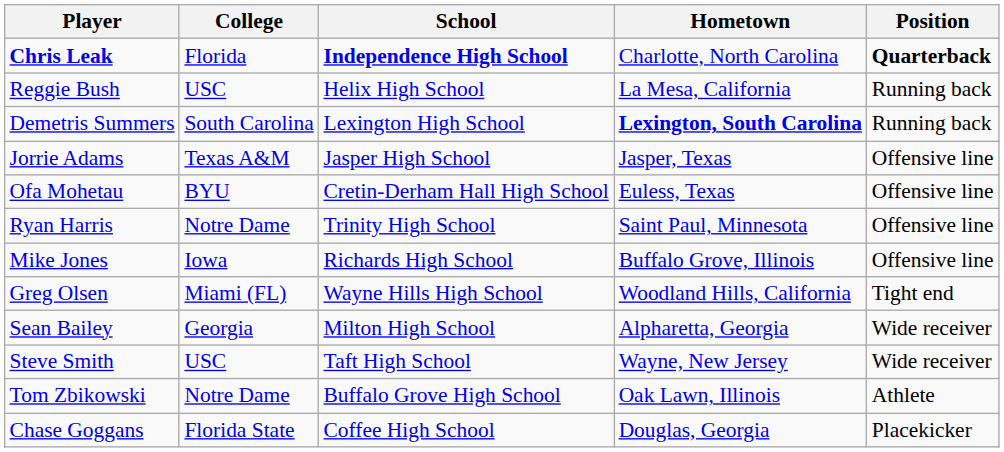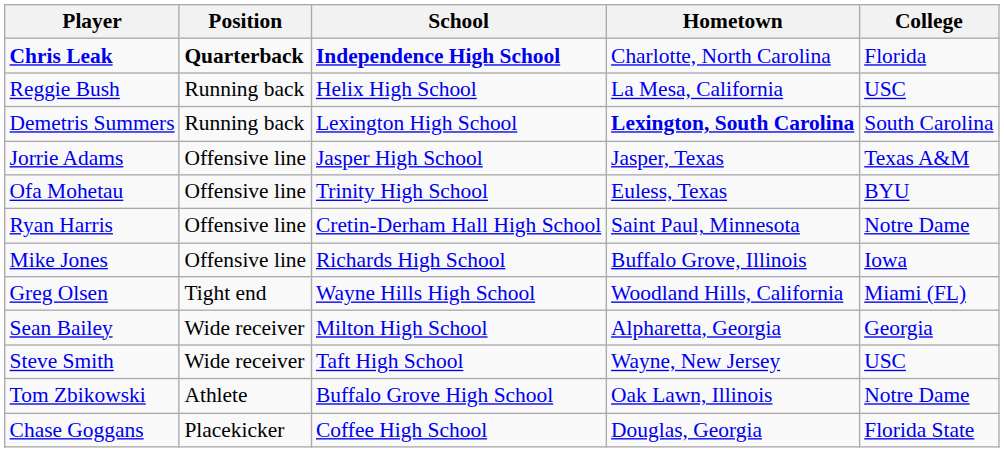columns swapped: (933, 21) <-> (249, 21)
(466, 191) Cretin-Derham Hall High School -> (402, 191) Trinity High School
(410, 225) Trinity High School -> (459, 225) Cretin-Derham Hall High School
